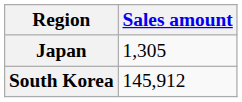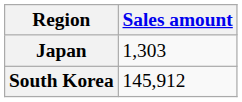(144, 50) 1,305 -> (144, 50) 1,303
